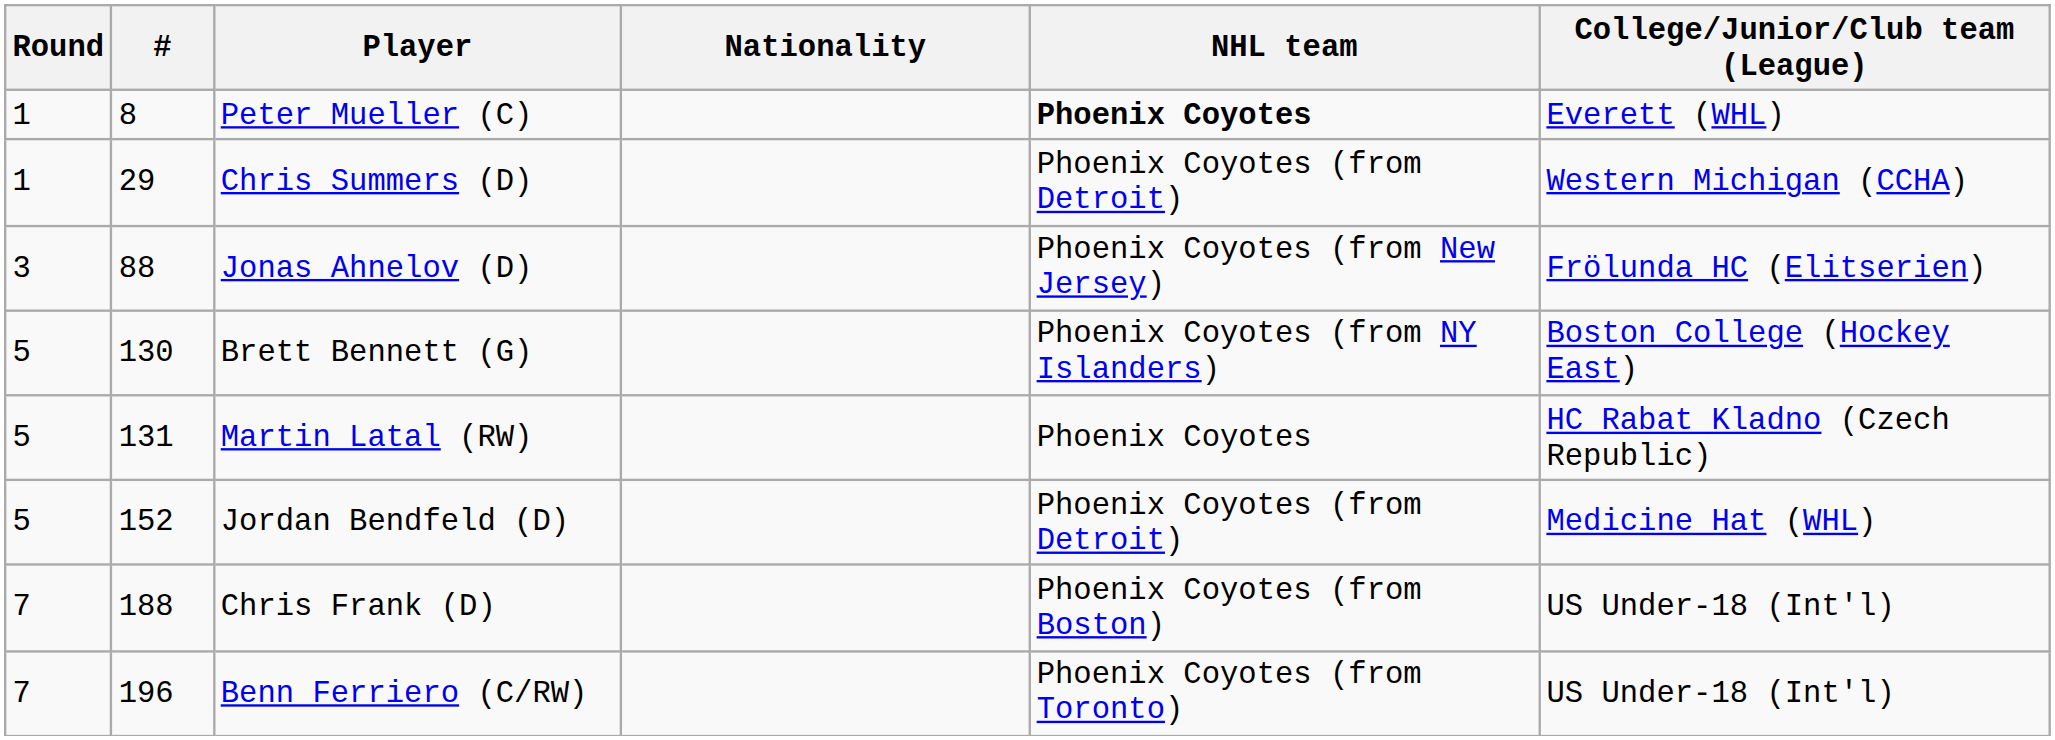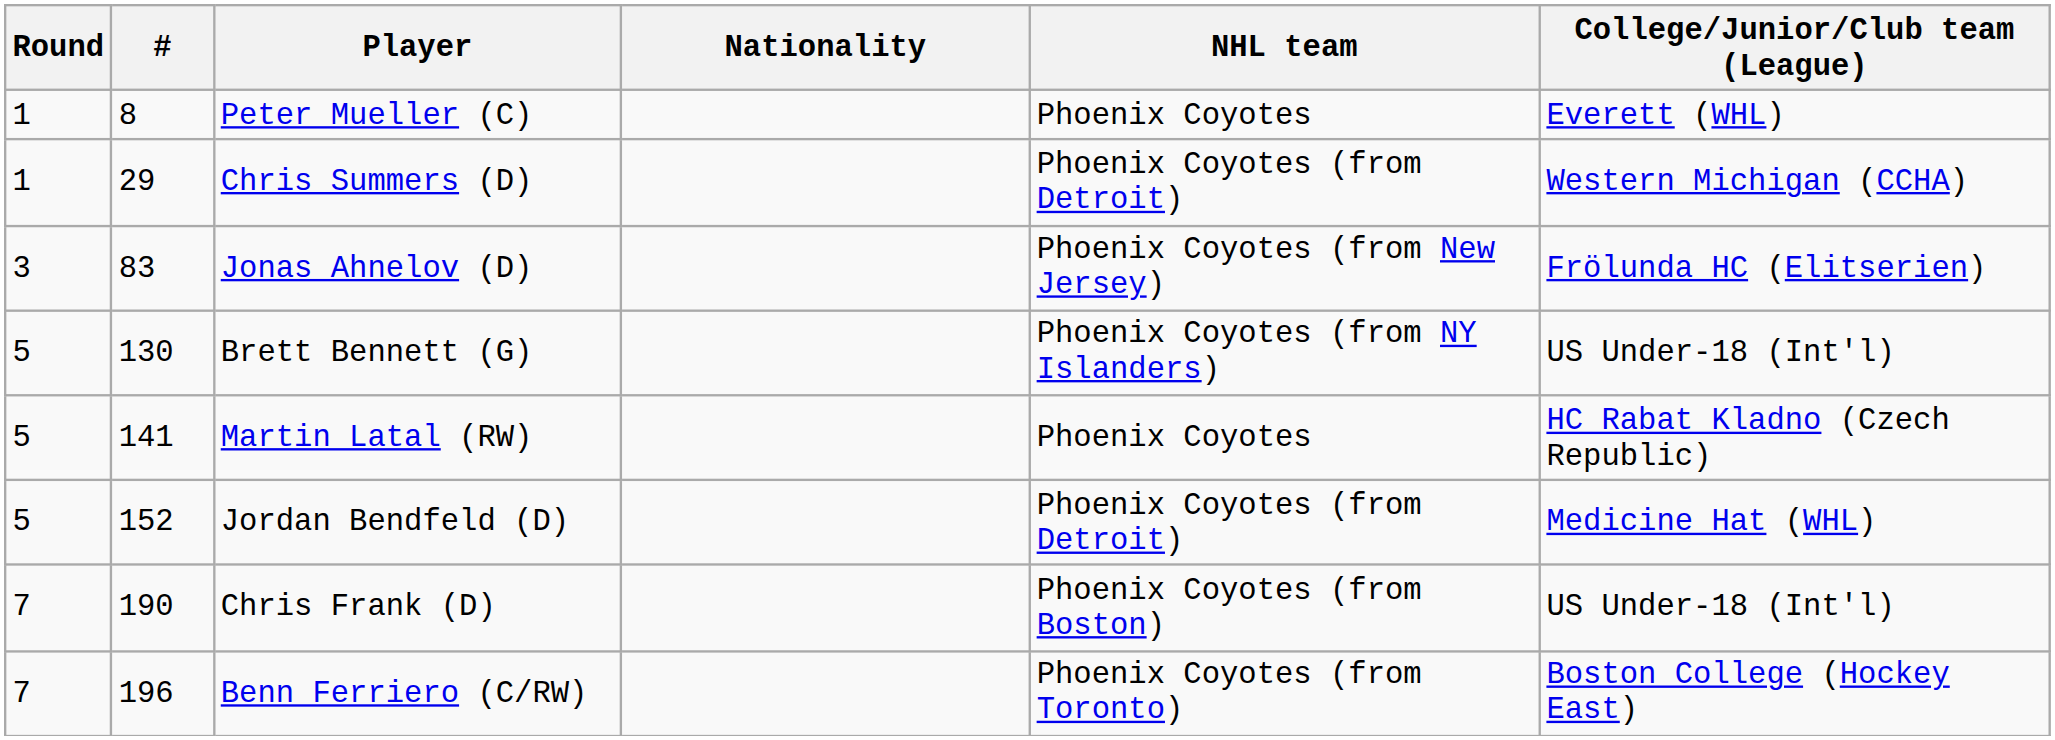(1174, 115) bold -> (1174, 115) normal
(137, 268) 88 -> (137, 268) 83
(1748, 353) Boston College (Hockey East) -> (1721, 353) US Under-18 (Int'l)
(146, 438) 131 -> (146, 438) 141
(146, 608) 188 -> (146, 608) 190
(1721, 693) US Under-18 (Int'l) -> (1748, 693) Boston College (Hockey East)
